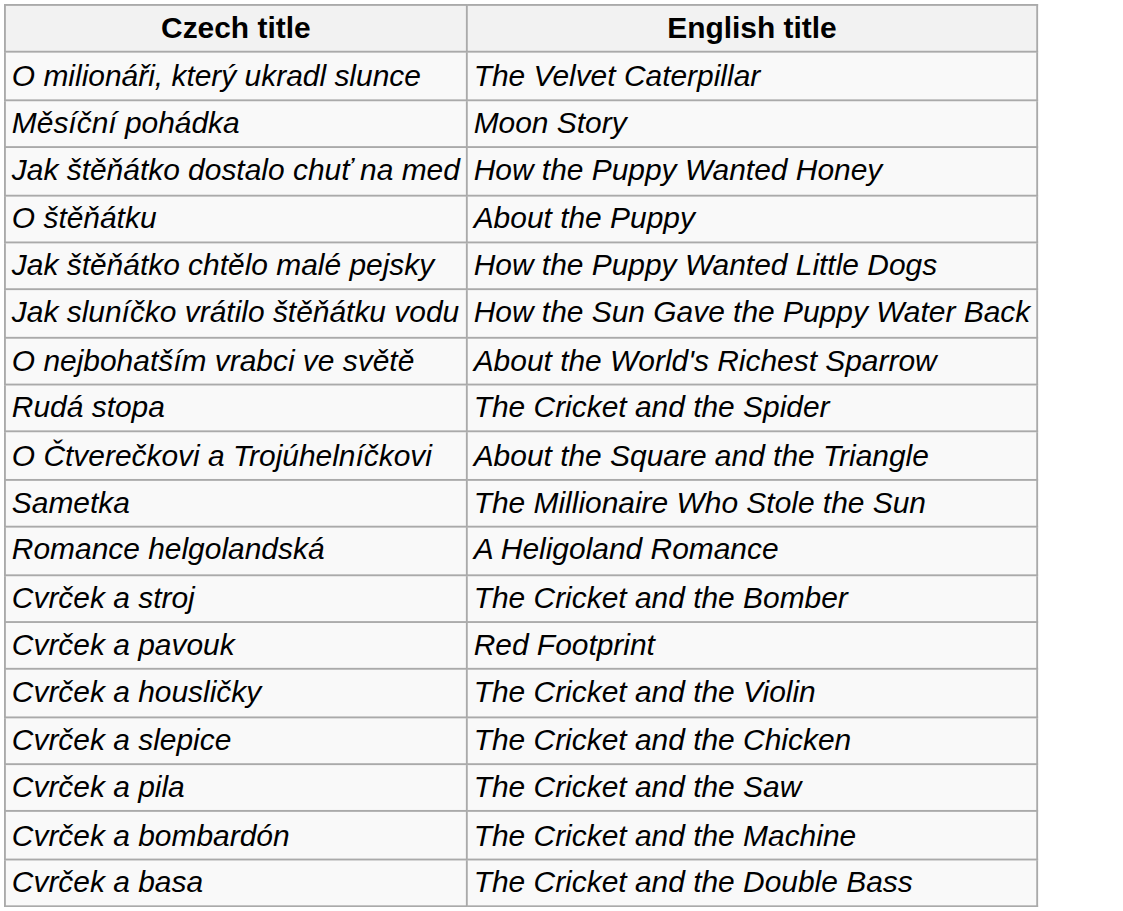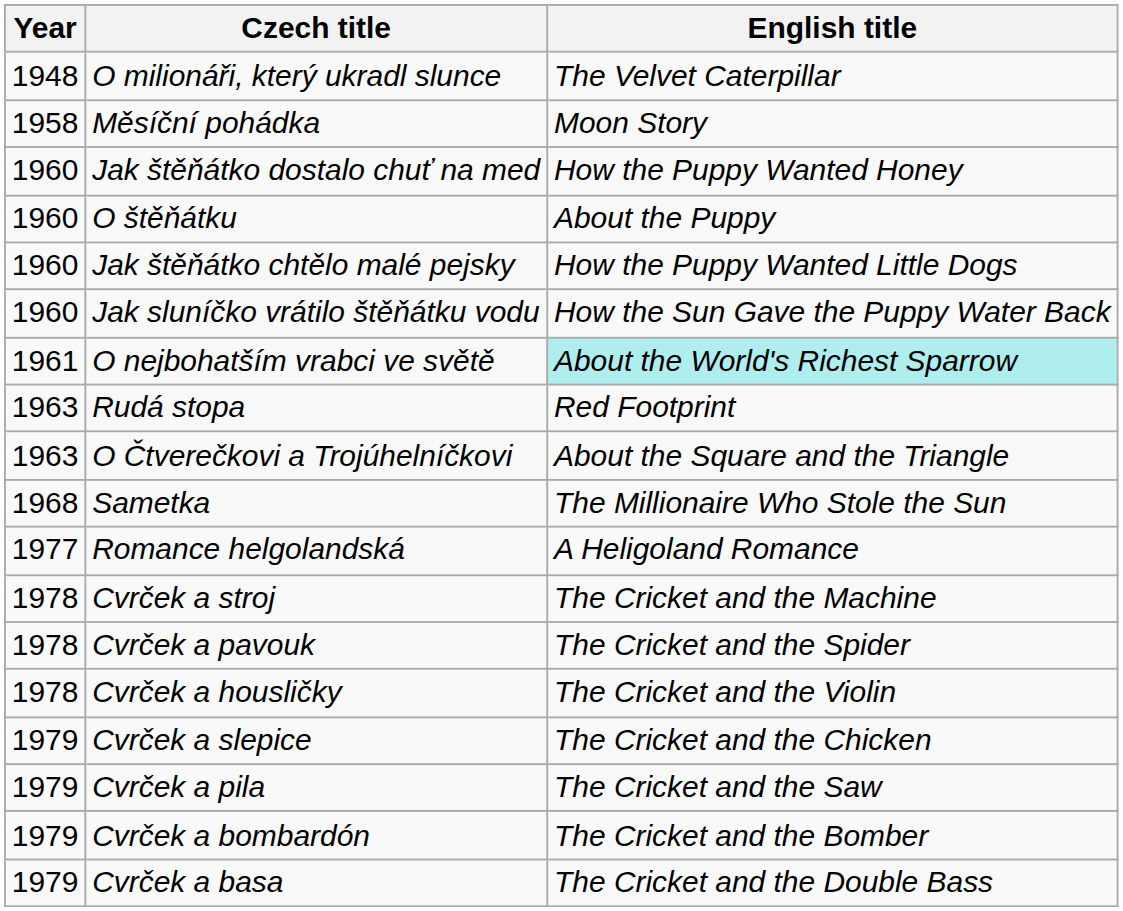+ column: (45, 28)
(705, 360) no background -> (786, 360) paleturquoise background
(652, 407) The Cricket and the Spider -> (645, 407) Red Footprint
(661, 597) The Cricket and the Bomber -> (745, 597) The Cricket and the Machine
(564, 645) Red Footprint -> (732, 645) The Cricket and the Spider
(665, 834) The Cricket and the Machine -> (741, 834) The Cricket and the Bomber
